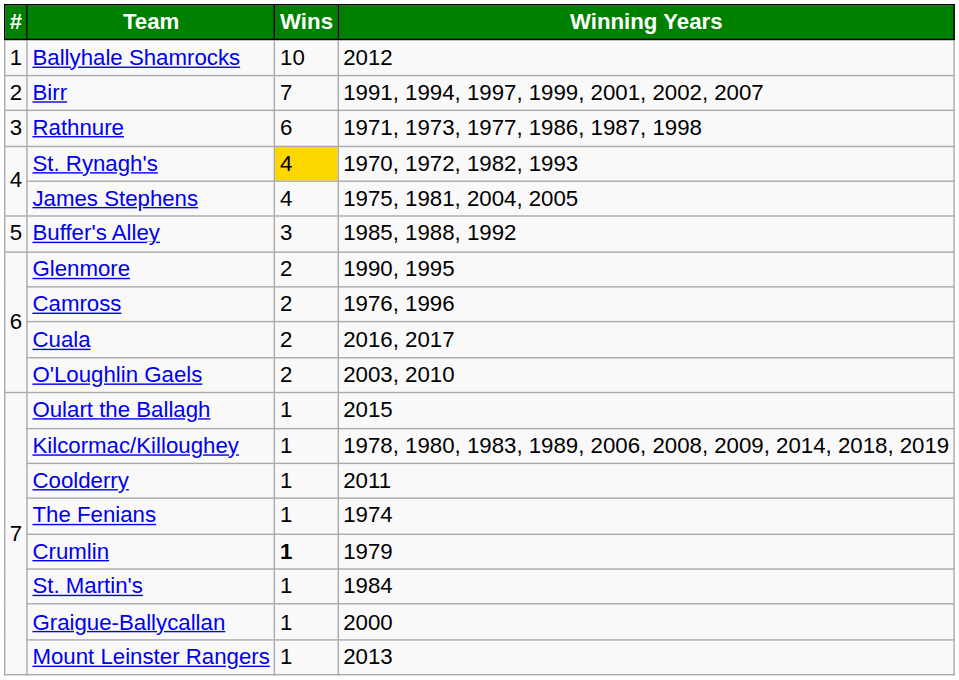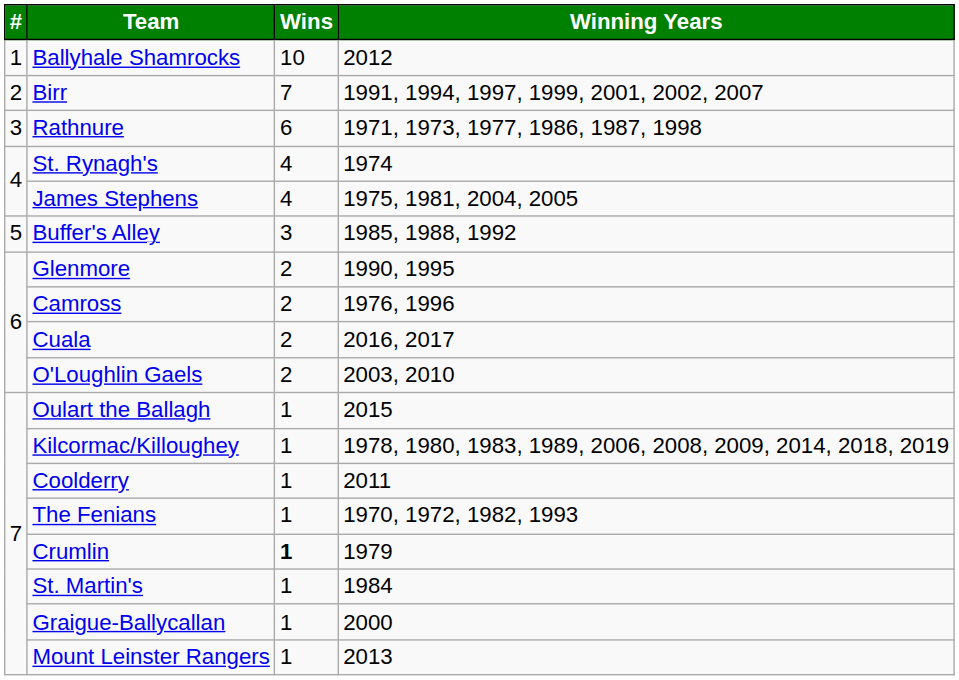(286, 163) gold background -> (286, 163) no background
(461, 163) 1970, 1972, 1982, 1993 -> (368, 163) 1974
(368, 515) 1974 -> (461, 515) 1970, 1972, 1982, 1993
